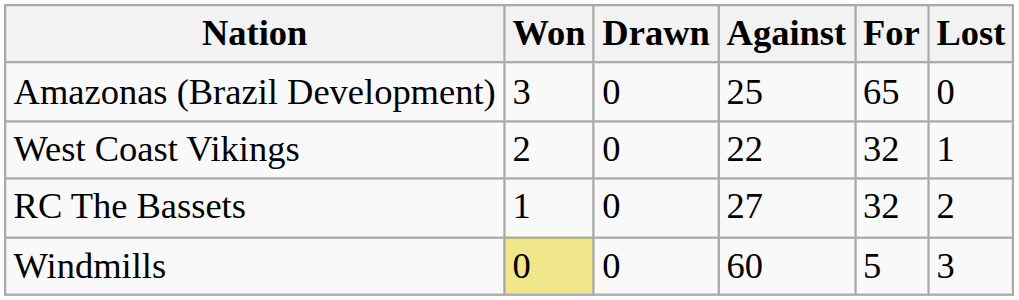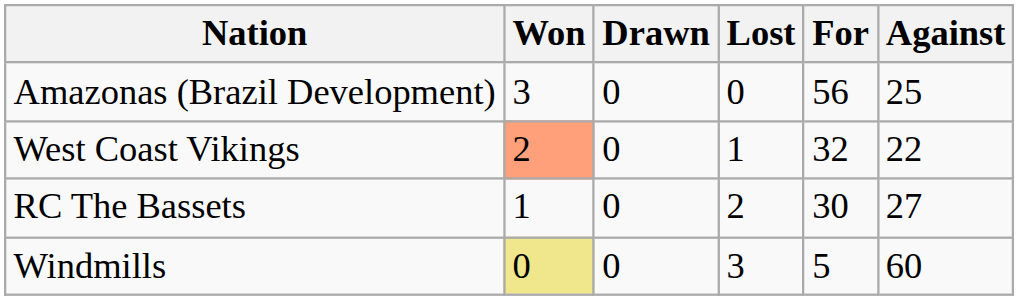columns swapped: (971, 33) <-> (786, 33)
(881, 91) 65 -> (831, 91) 56
(522, 149) no background -> (522, 149) lightsalmon background
(881, 206) 32 -> (831, 206) 30
